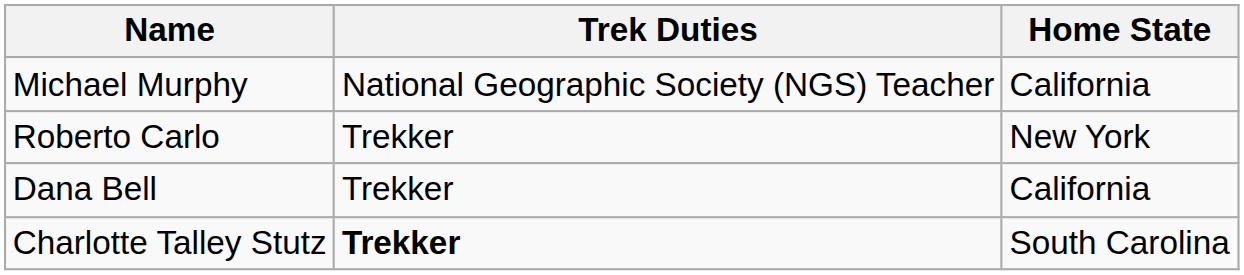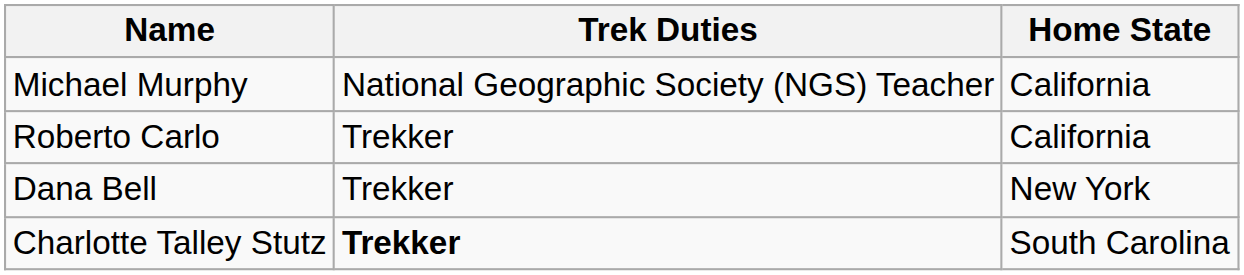(1080, 136) New York -> (1080, 136) California
(1080, 189) California -> (1080, 189) New York
